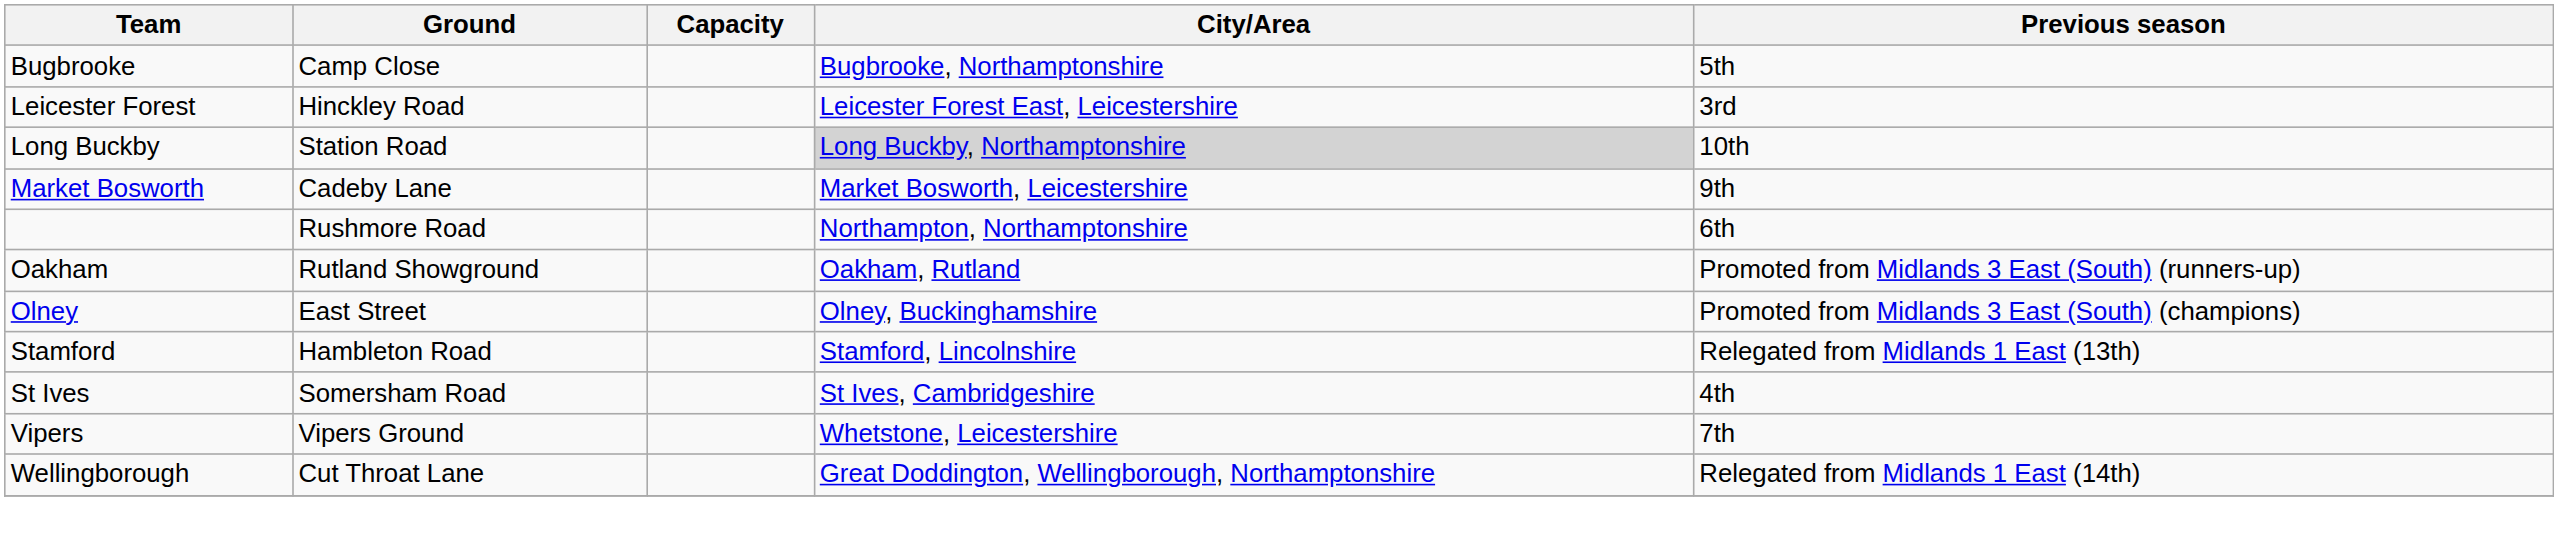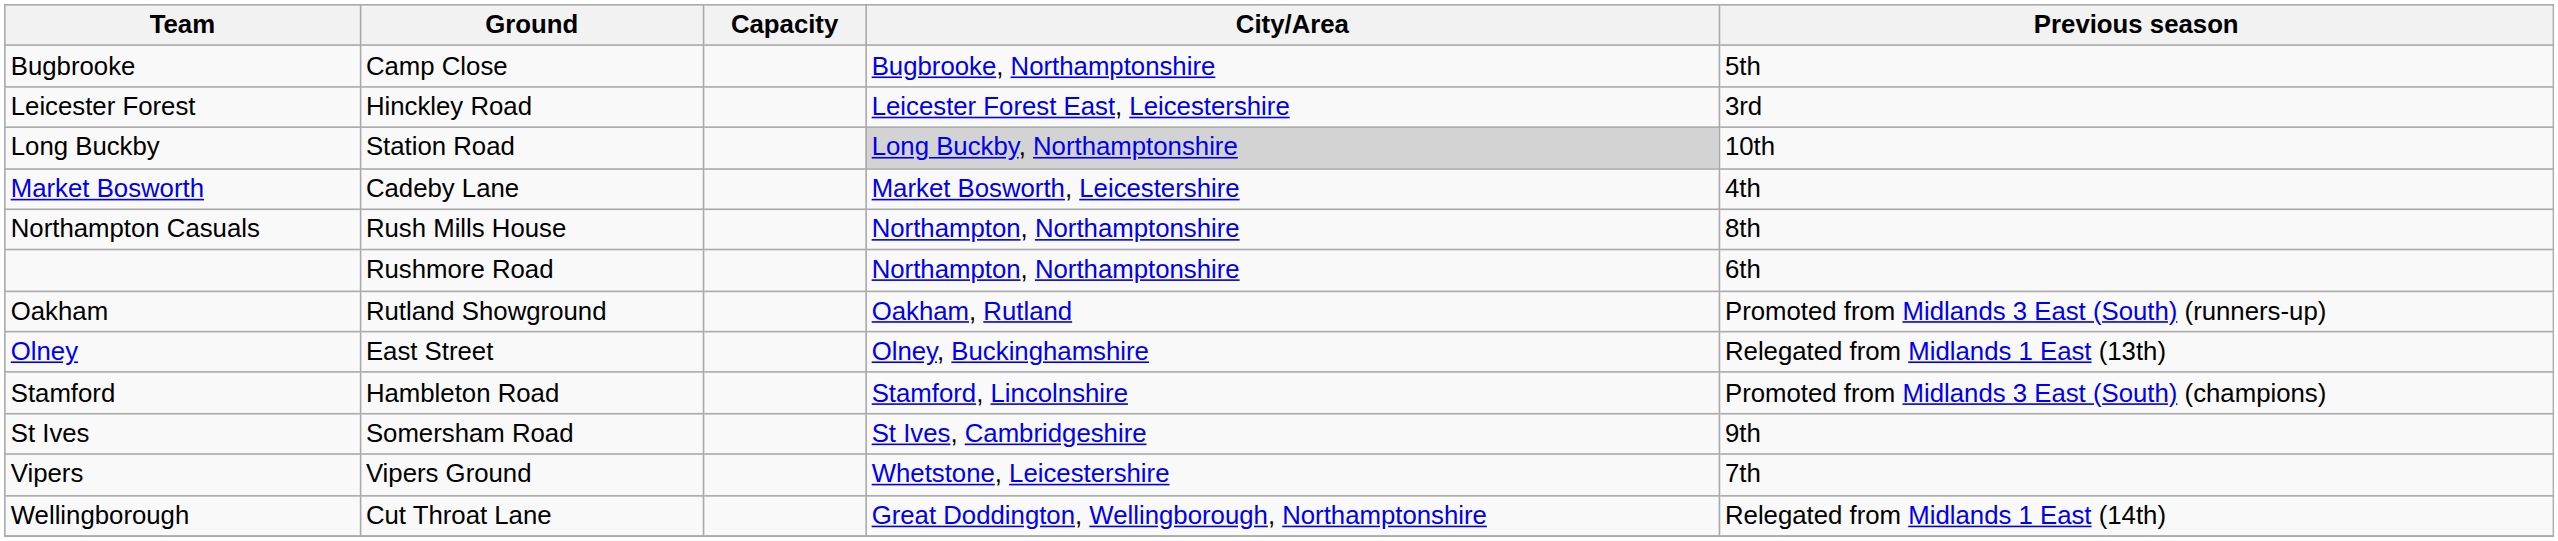(1717, 188) 9th -> (1743, 188) 4th
+ row: (135, 229)
(2000, 310) Promoted from Midlands 3 East (South) (champions) -> (1945, 351) Relegated from Midlands 1 East (13th)
(1920, 351) Relegated from Midlands 1 East (13th) -> (2026, 392) Promoted from Midlands 3 East (South) (champions)
(1717, 392) 4th -> (1743, 433) 9th
